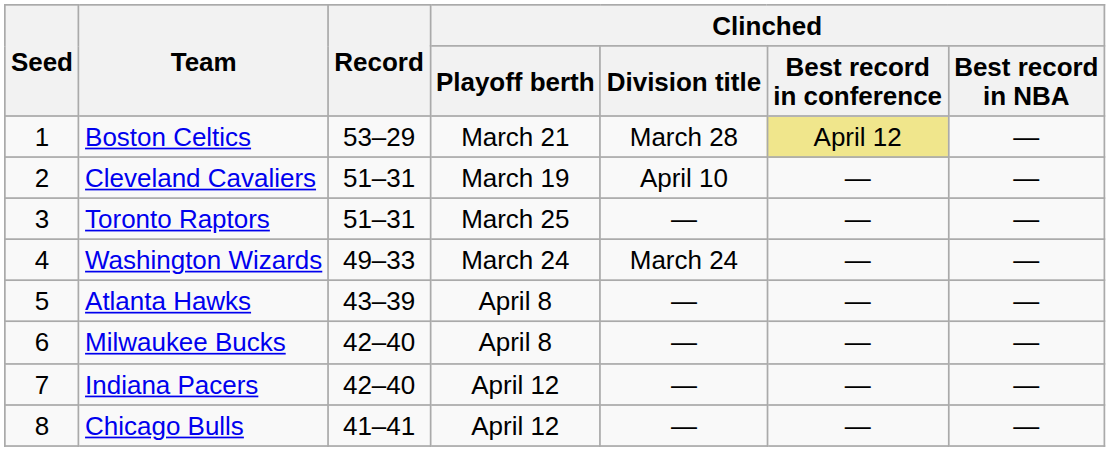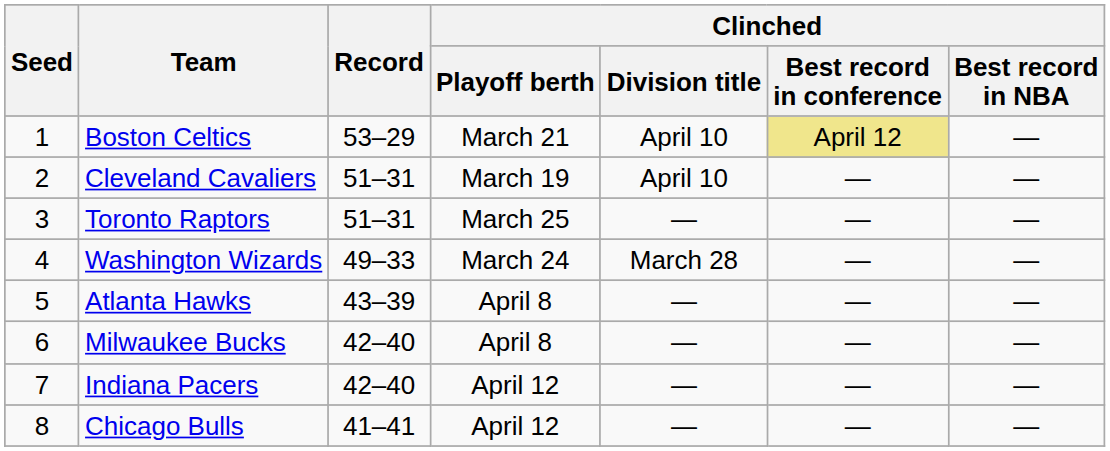(684, 137) March 28 -> (684, 137) April 10
(684, 260) March 24 -> (684, 260) March 28
